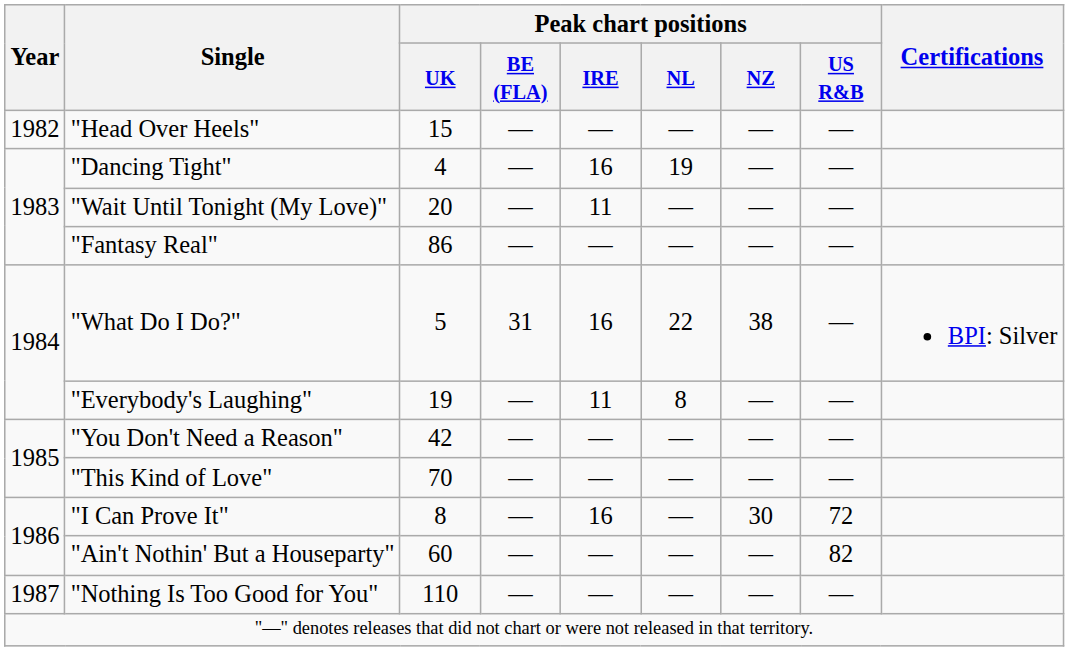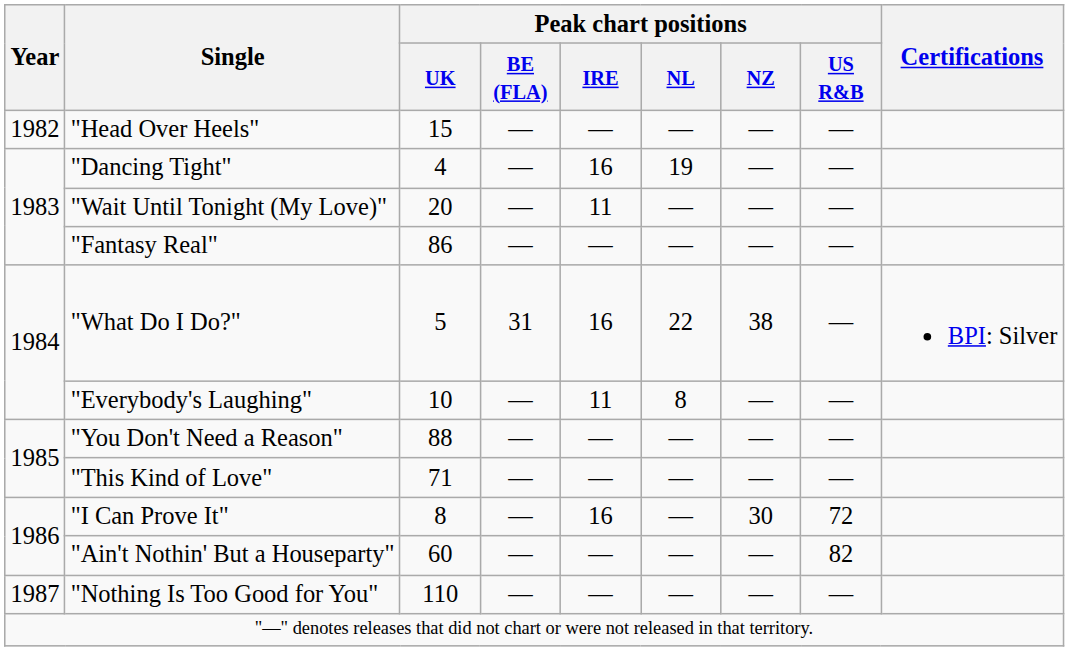(440, 399) 19 -> (440, 399) 10
(440, 438) 42 -> (440, 438) 88
(440, 477) 70 -> (440, 477) 71
